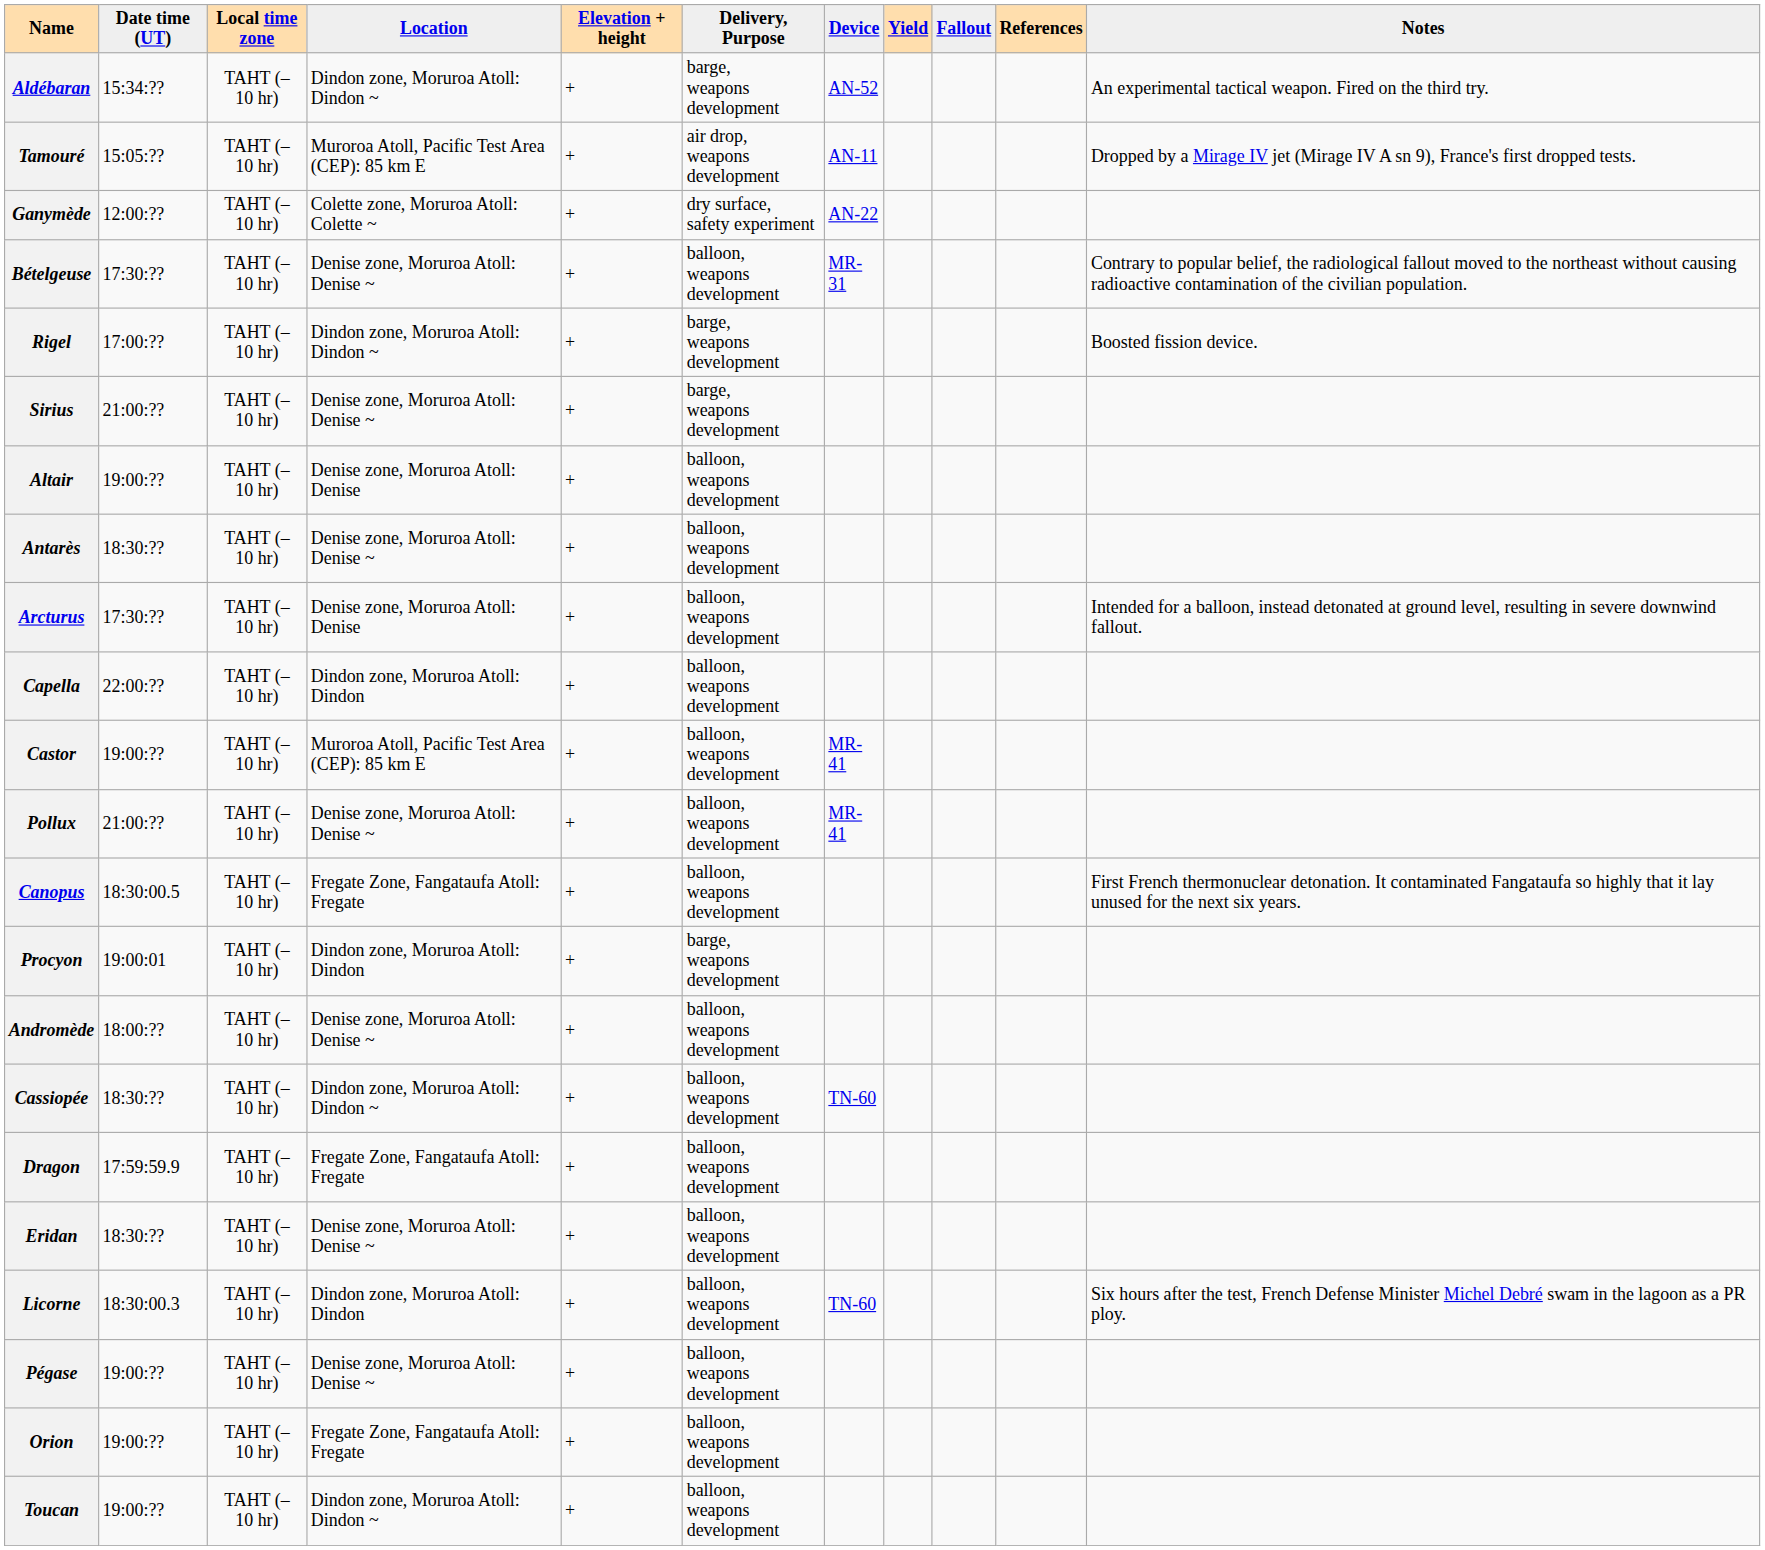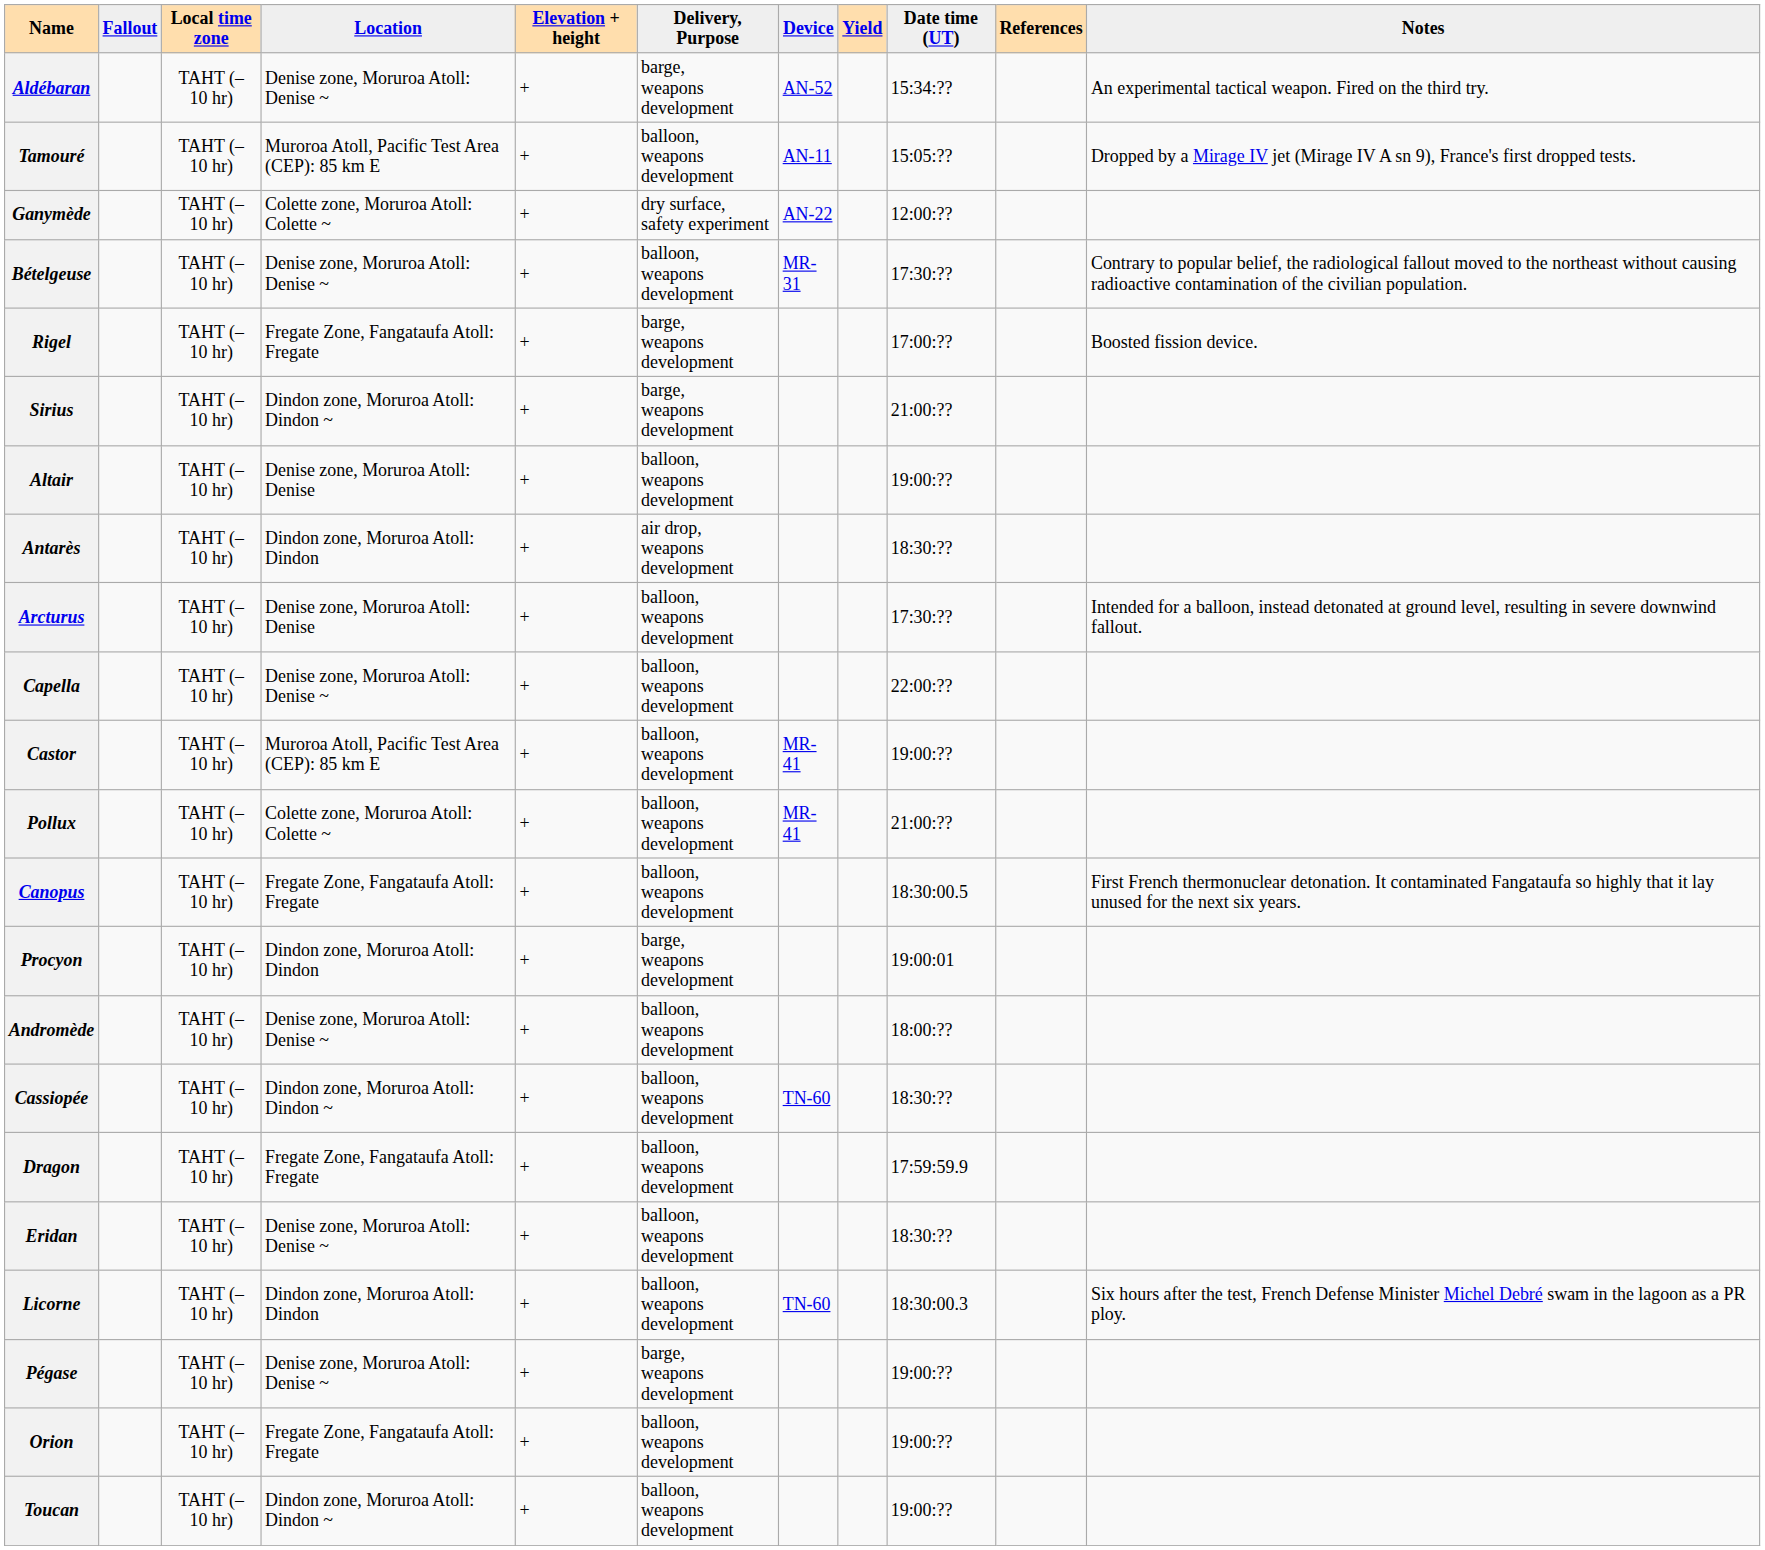columns swapped: (153, 28) <-> (964, 28)
(415, 87) Dindon zone, Moruroa Atoll: Dindon ~ -> (368, 87) Denise zone, Moruroa Atoll: Denise ~
(733, 156) air drop, weapons development -> (687, 156) balloon, weapons development
(415, 342) Dindon zone, Moruroa Atoll: Dindon ~ -> (380, 342) Fregate Zone, Fangataufa Atoll: Fregate
(413, 410) Denise zone, Moruroa Atoll: Denise ~ -> (370, 410) Dindon zone, Moruroa Atoll: Dindon ~
(413, 548) Denise zone, Moruroa Atoll: Denise ~ -> (370, 548) Dindon zone, Moruroa Atoll: Dindon
(733, 548) balloon, weapons development -> (687, 548) air drop, weapons development
(415, 685) Dindon zone, Moruroa Atoll: Dindon -> (368, 685) Denise zone, Moruroa Atoll: Denise ~
(413, 823) Denise zone, Moruroa Atoll: Denise ~ -> (369, 823) Colette zone, Moruroa Atoll: Colette ~
(733, 1373) balloon, weapons development -> (687, 1373) barge, weapons development
